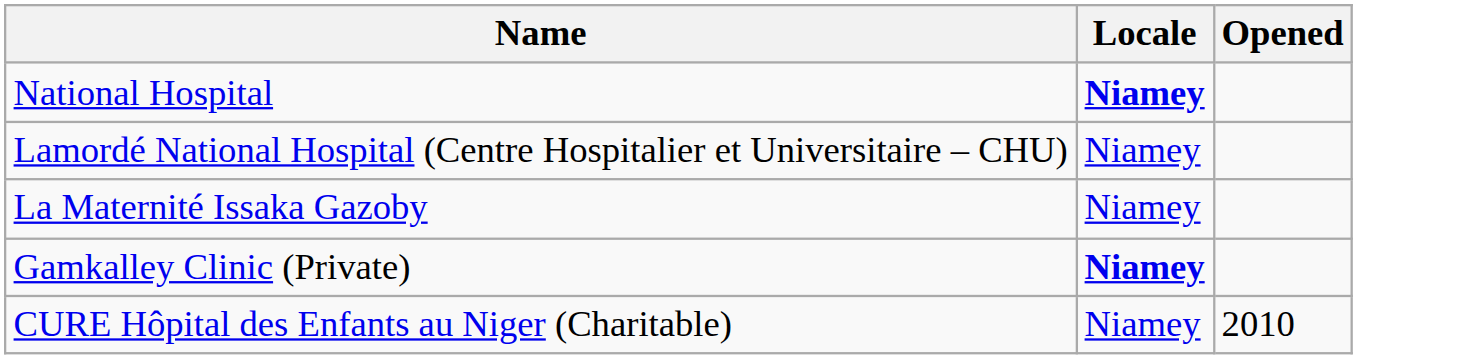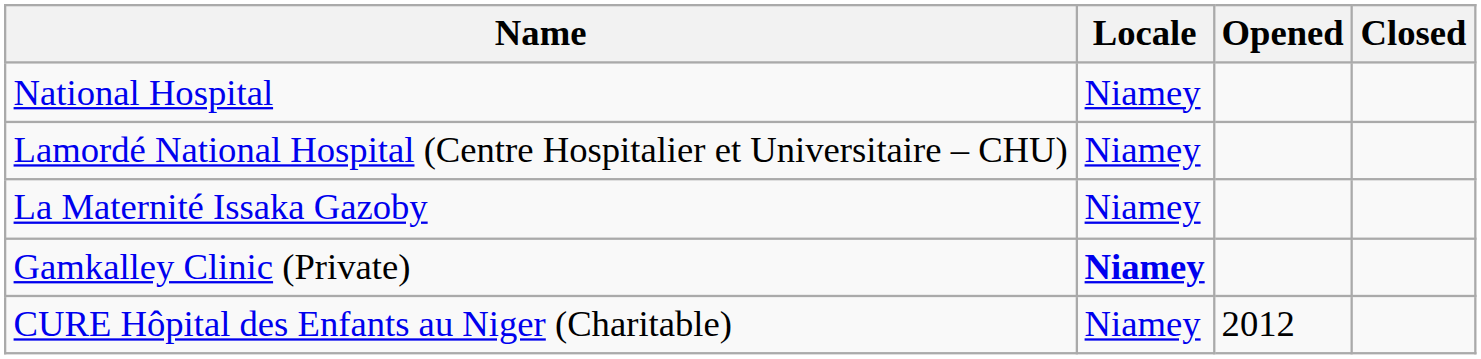+ column: (1414, 33)
(1145, 91) bold -> (1143, 91) normal
(1258, 324) 2010 -> (1258, 324) 2012
